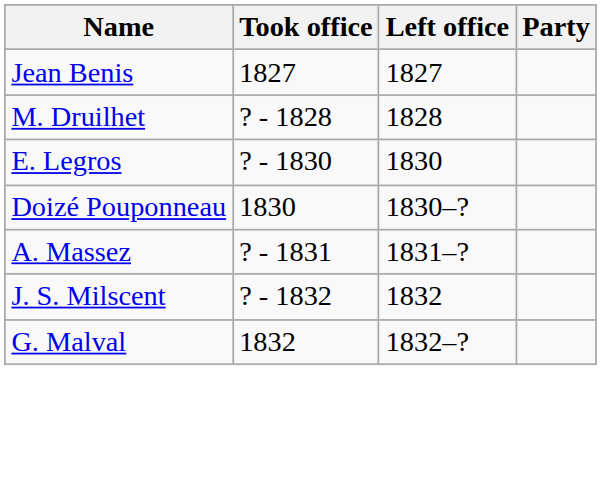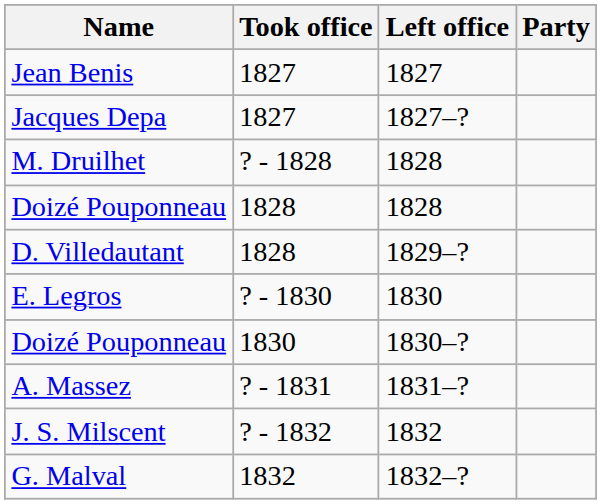+ row: (89, 116)
+ row: (119, 206)
+ row: (98, 251)
